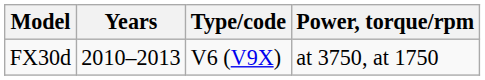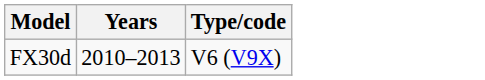- column: (385, 22)
